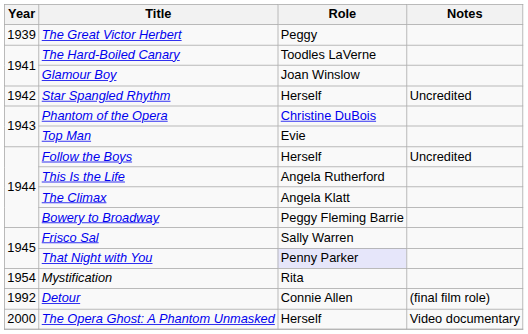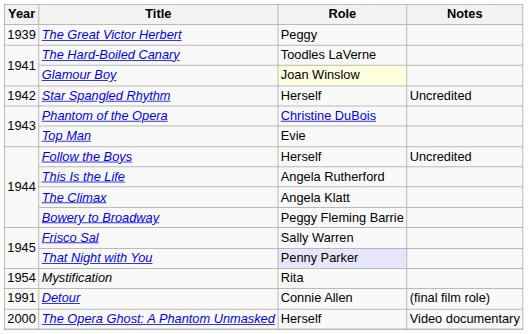(320, 75) no background -> (320, 75) lightyellow background
(22, 298) 1992 -> (22, 298) 1991
